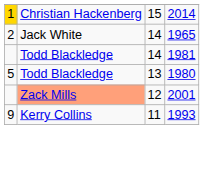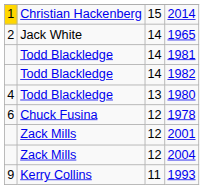+ row: (181, 74)
(11, 74) 5 -> (11, 94) 4
+ row: (181, 114)
(48, 94) lightsalmon background -> (48, 134) no background
+ row: (181, 154)
